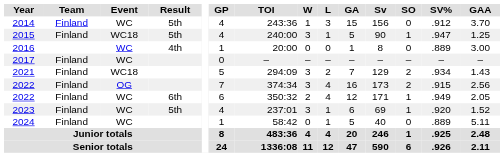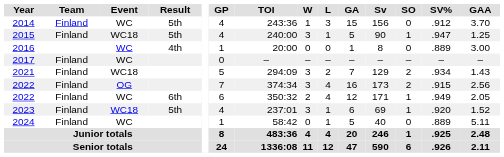(124, 109) WC -> (124, 109) WC18
